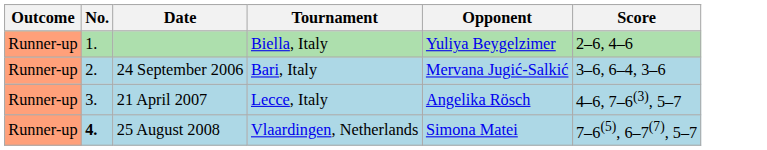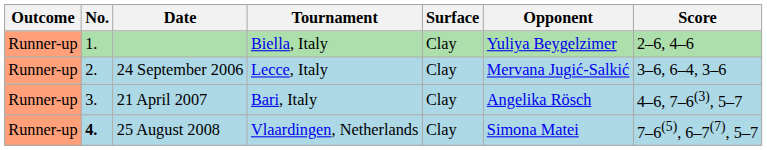+ column: (453, 17)
(284, 70) Bari, Italy -> (289, 70) Lecce, Italy
(289, 98) Lecce, Italy -> (284, 98) Bari, Italy
